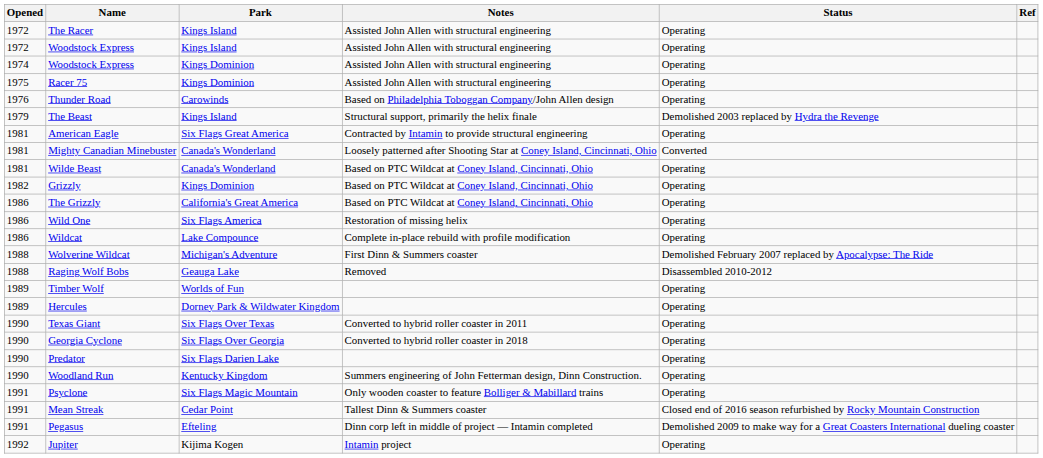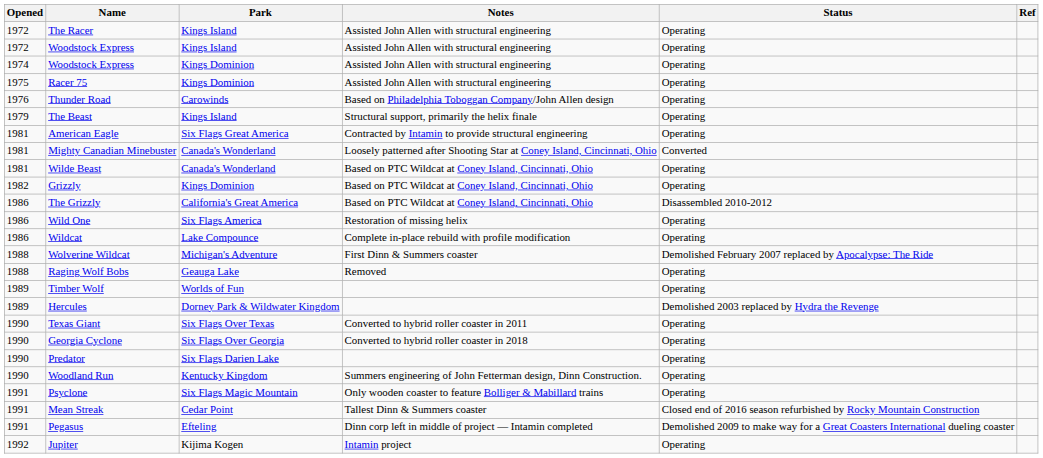(770, 116) Demolished 2003 replaced by Hydra the Revenge -> (683, 116) Operating
(683, 202) Operating -> (717, 202) Disassembled 2010-2012
(717, 271) Disassembled 2010-2012 -> (683, 271) Operating
(683, 306) Operating -> (770, 306) Demolished 2003 replaced by Hydra the Revenge
